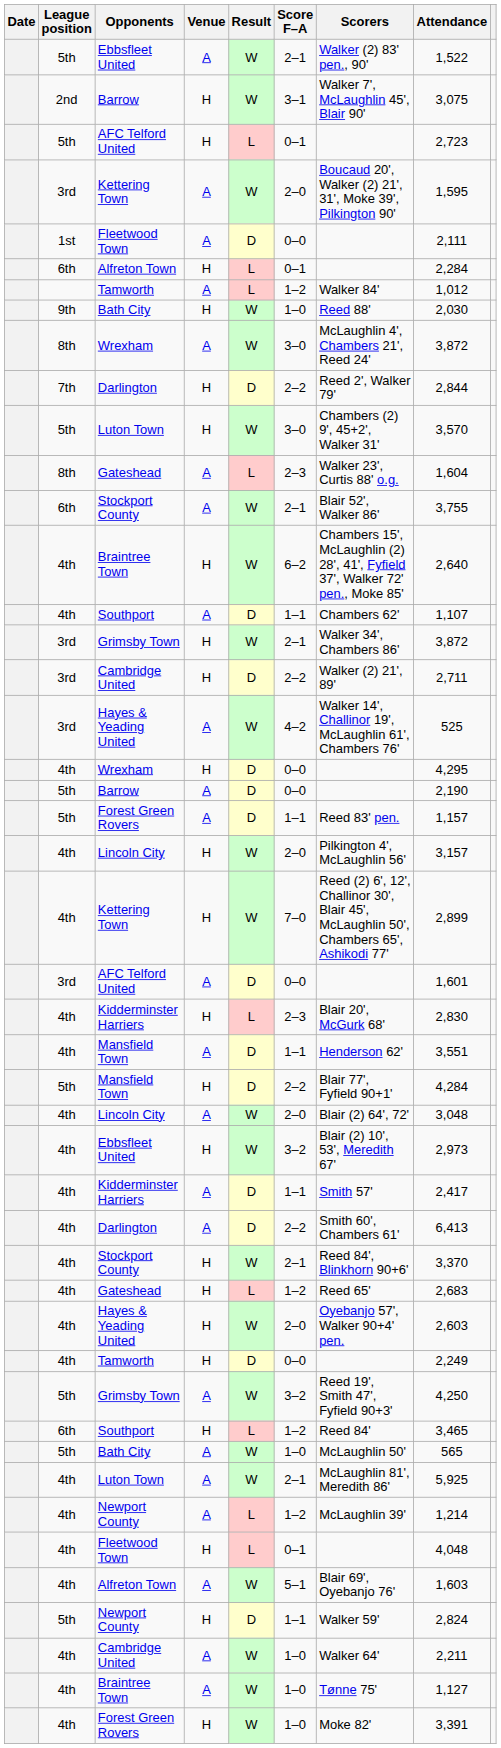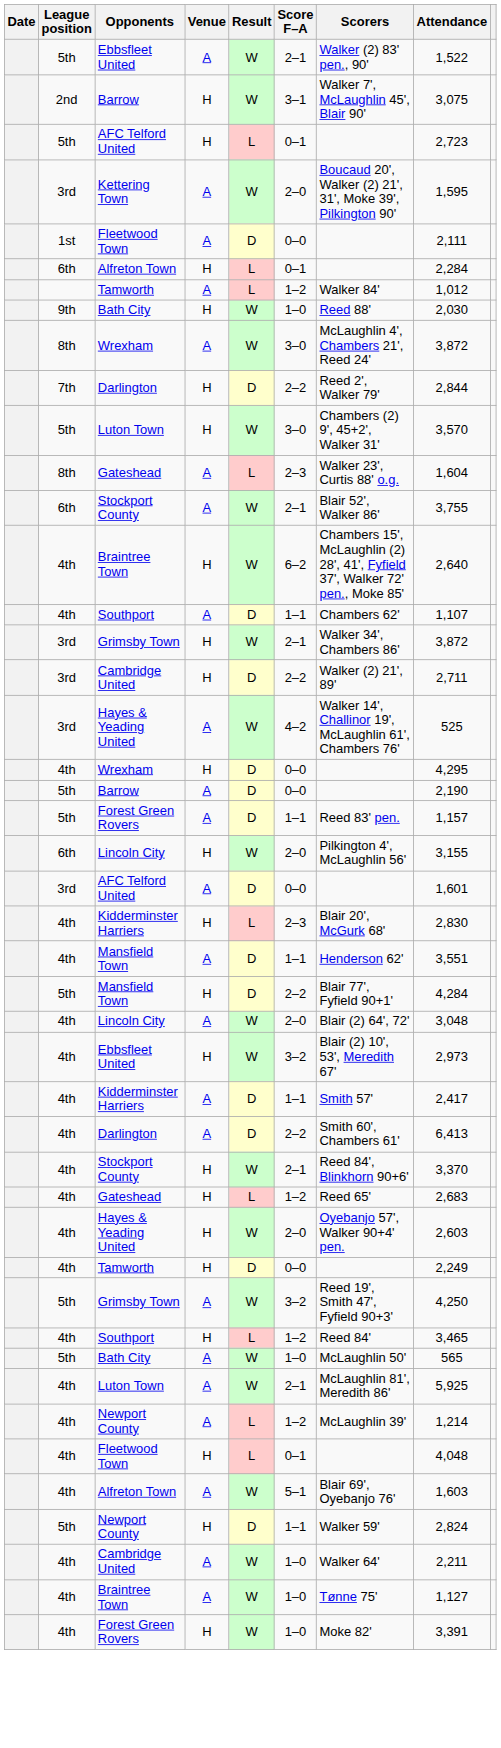(67, 853) 4th -> (67, 853) 6th
(452, 853) 3,157 -> (452, 853) 3,155
- row: (124, 917)
(67, 1431) 6th -> (67, 1337) 4th
